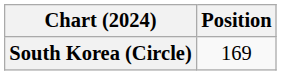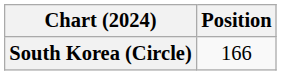(236, 53) 169 -> (236, 53) 166
